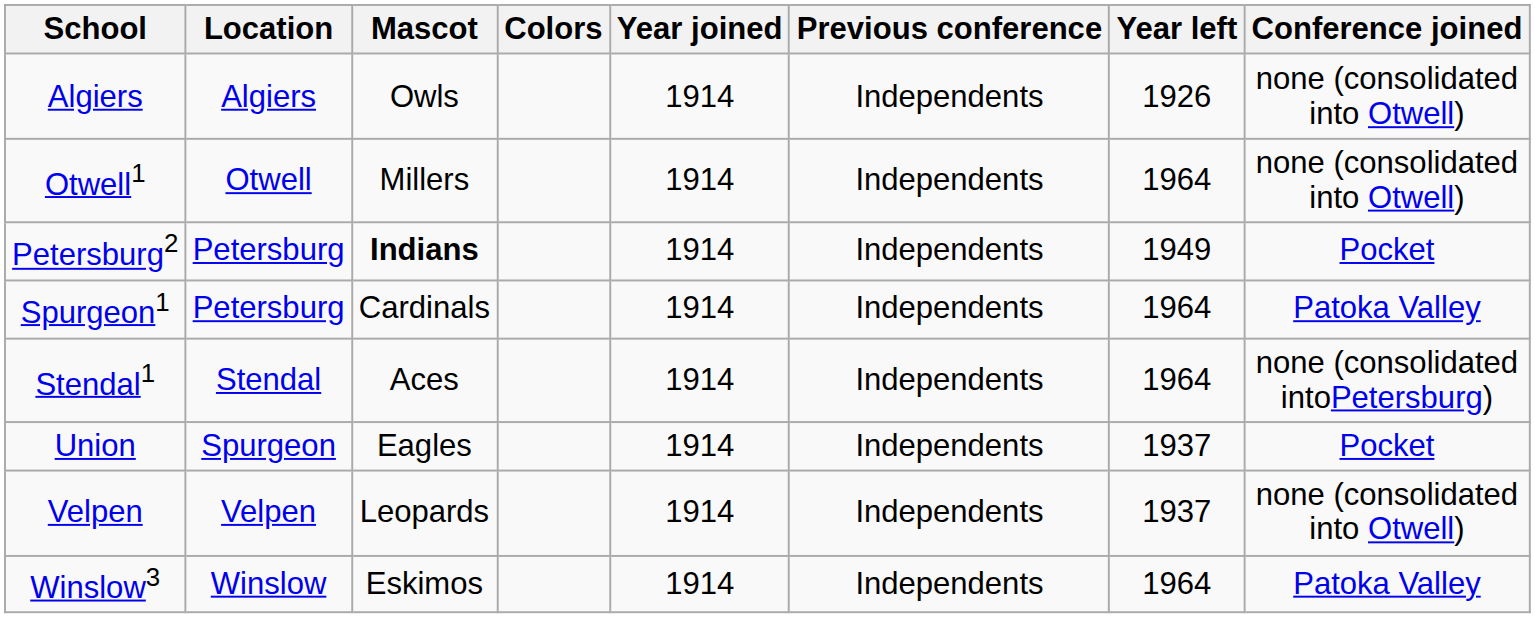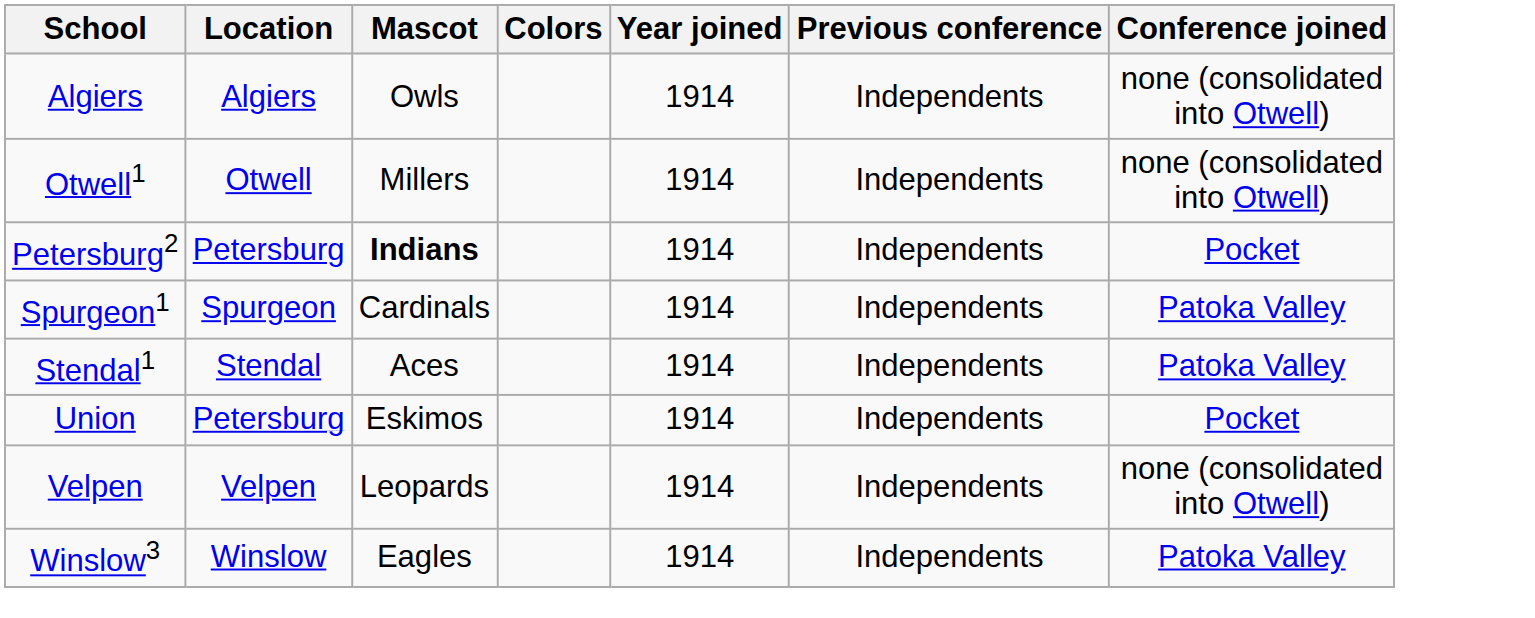- column: (1177, 29)
(269, 308) Petersburg -> (269, 308) Spurgeon
(1387, 379) none (consolidated intoPetersburg) -> (1252, 366) Patoka Valley
(269, 446) Spurgeon -> (269, 419) Petersburg
(424, 446) Eagles -> (424, 419) Eskimos
(424, 583) Eskimos -> (424, 557) Eagles
